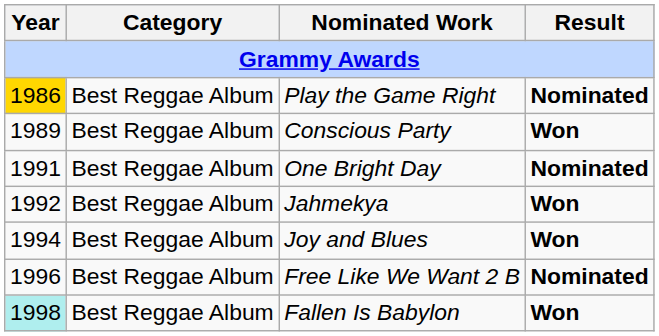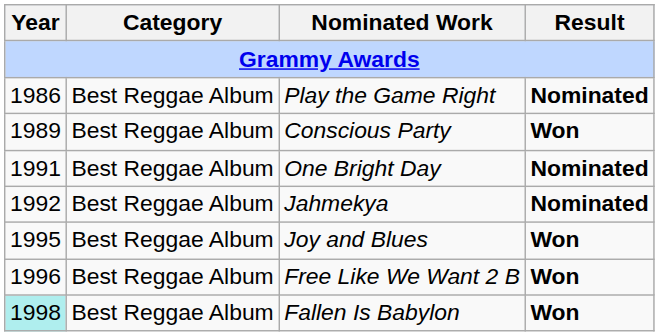(35, 95) gold background -> (35, 95) no background
(555, 204) Won -> (590, 204) Nominated
(35, 240) 1994 -> (35, 240) 1995
(590, 276) Nominated -> (555, 276) Won
